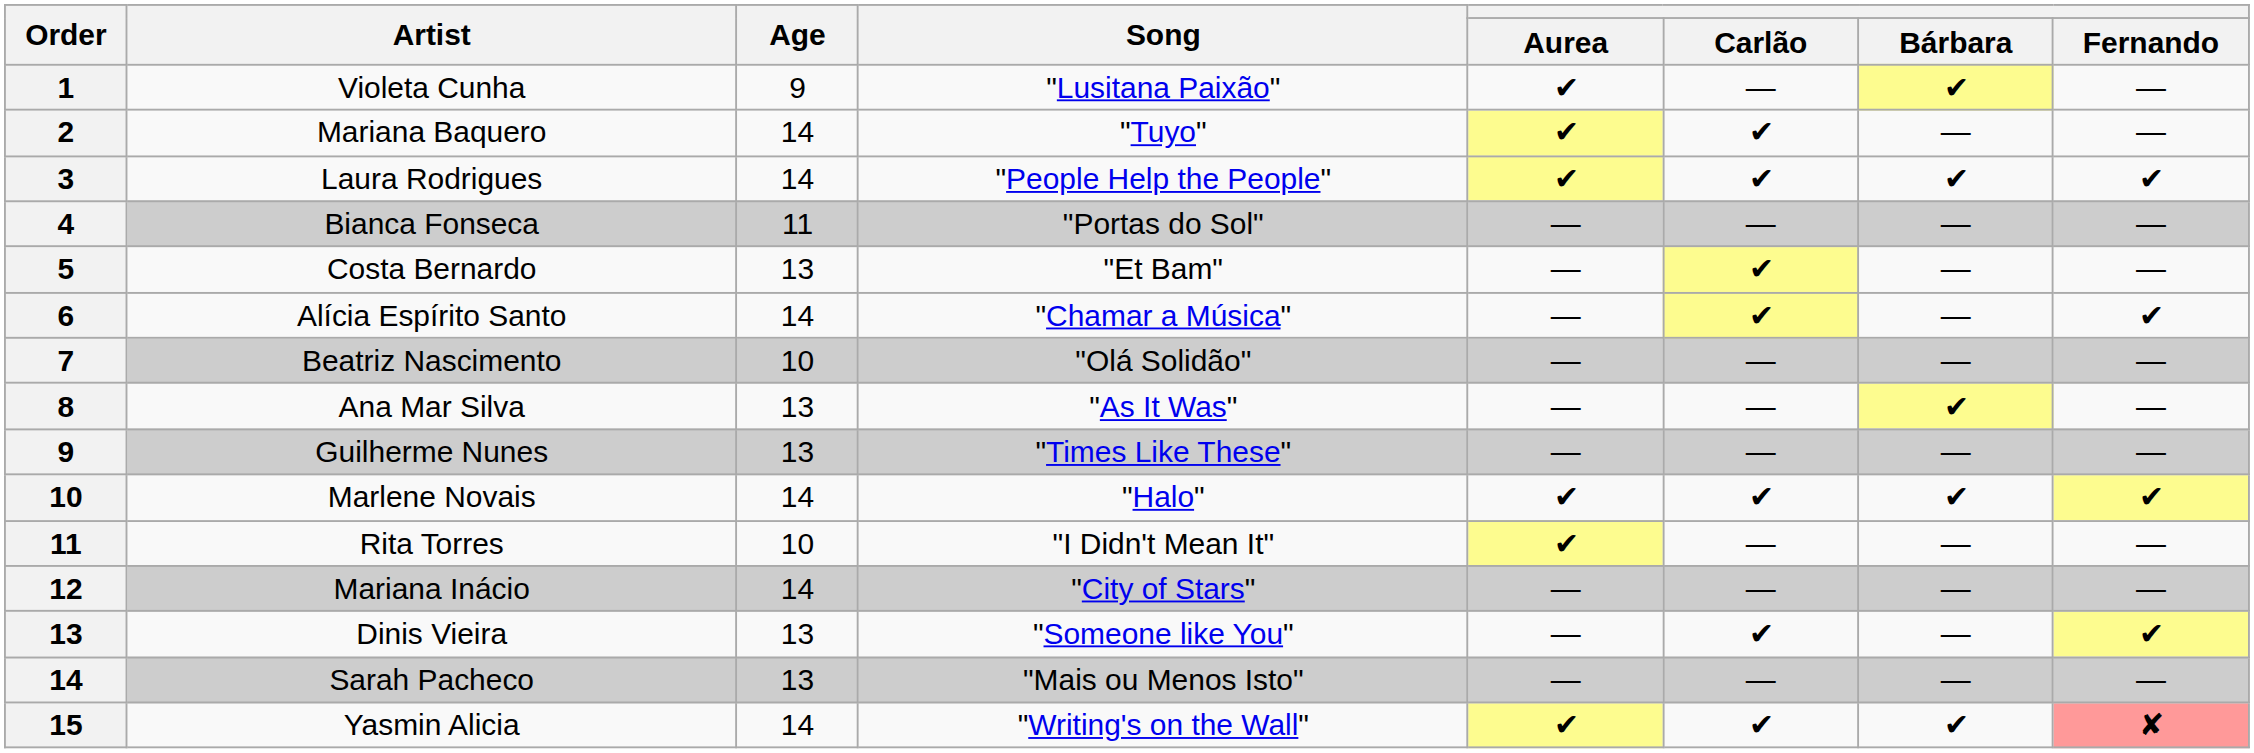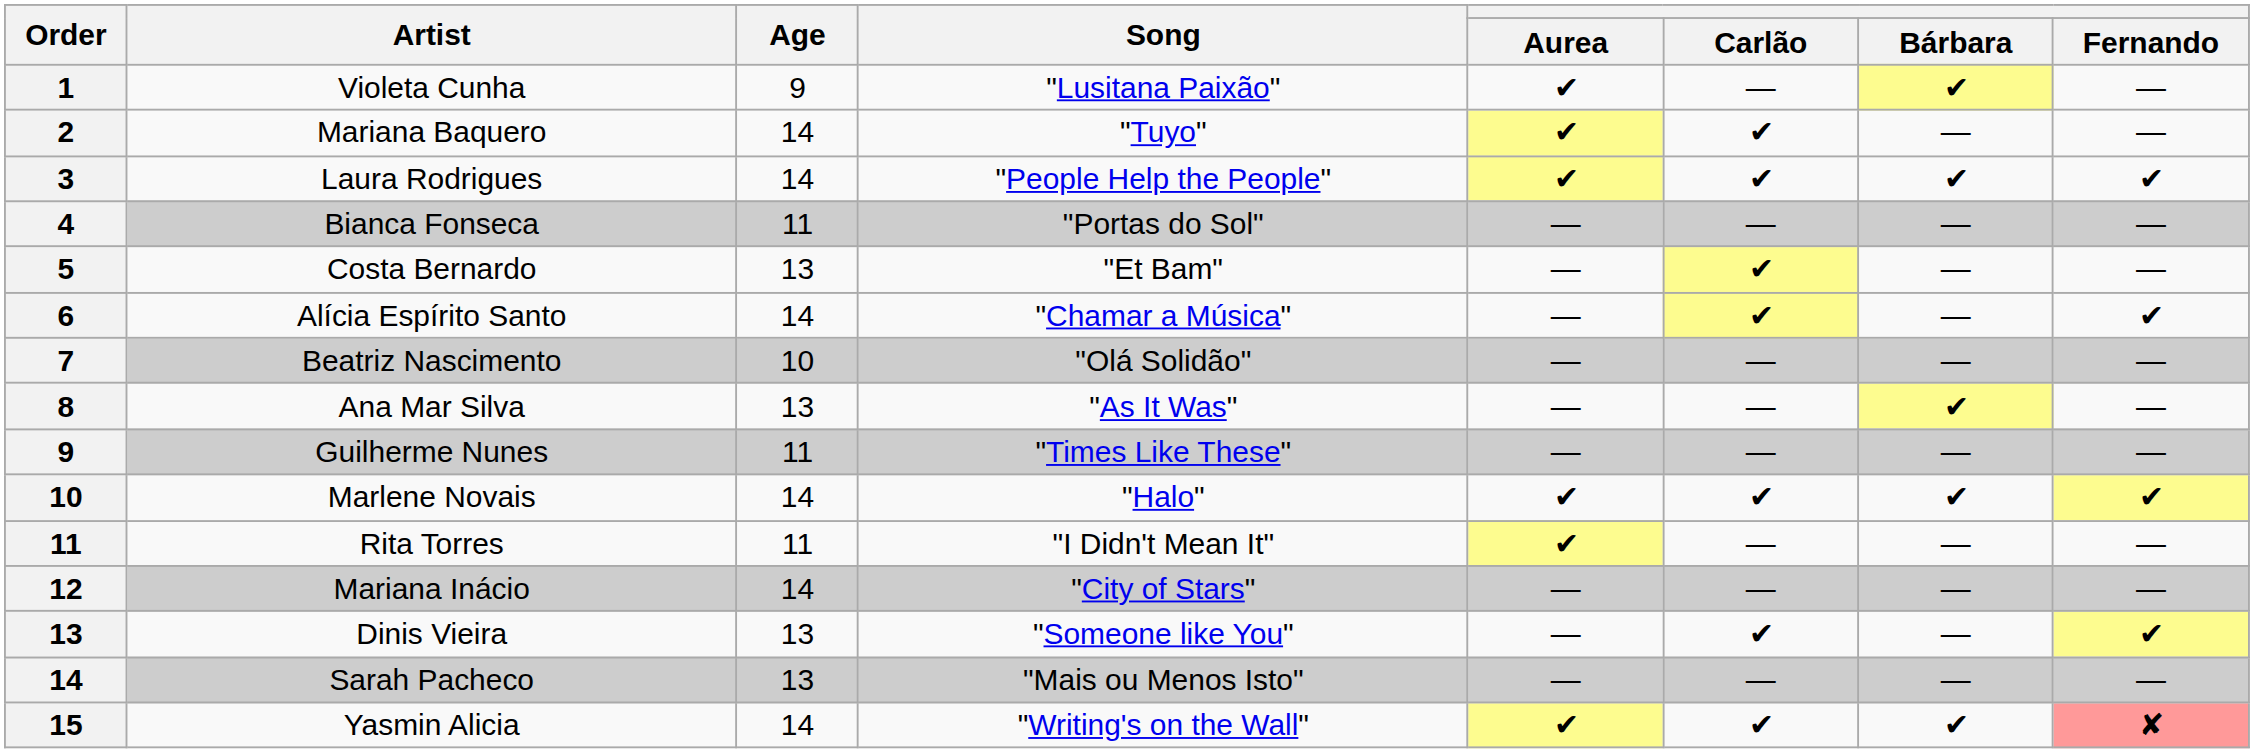(798, 452) 13 -> (798, 452) 11
(798, 543) 10 -> (798, 543) 11
